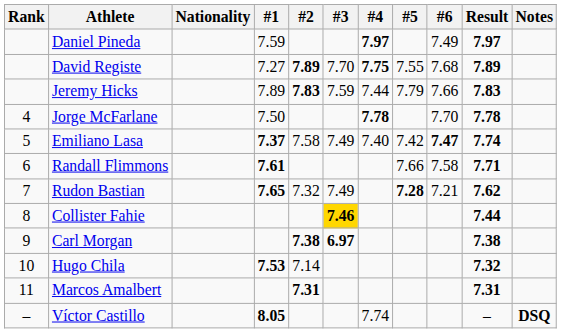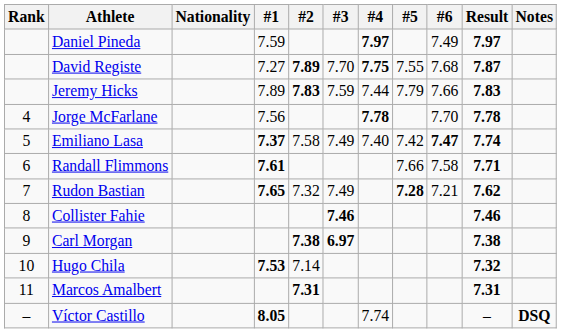(487, 66) 7.89 -> (487, 66) 7.87
(271, 116) 7.50 -> (271, 116) 7.56
(341, 215) gold background -> (341, 215) no background
(487, 215) 7.44 -> (487, 215) 7.46
